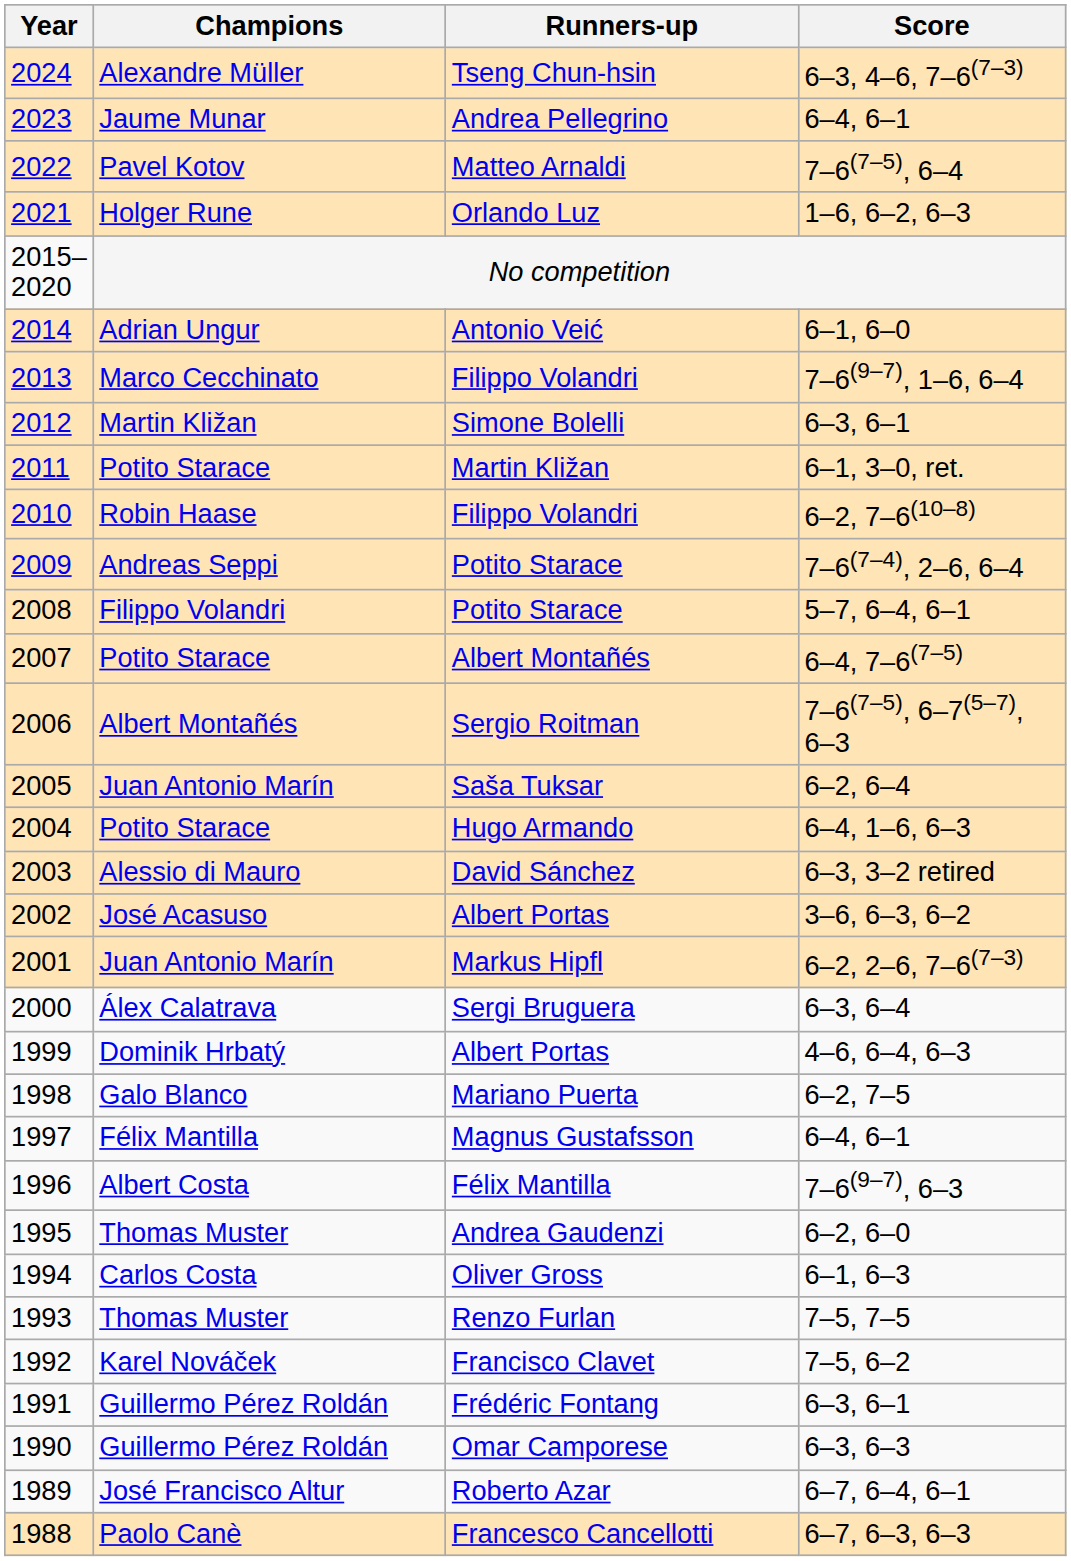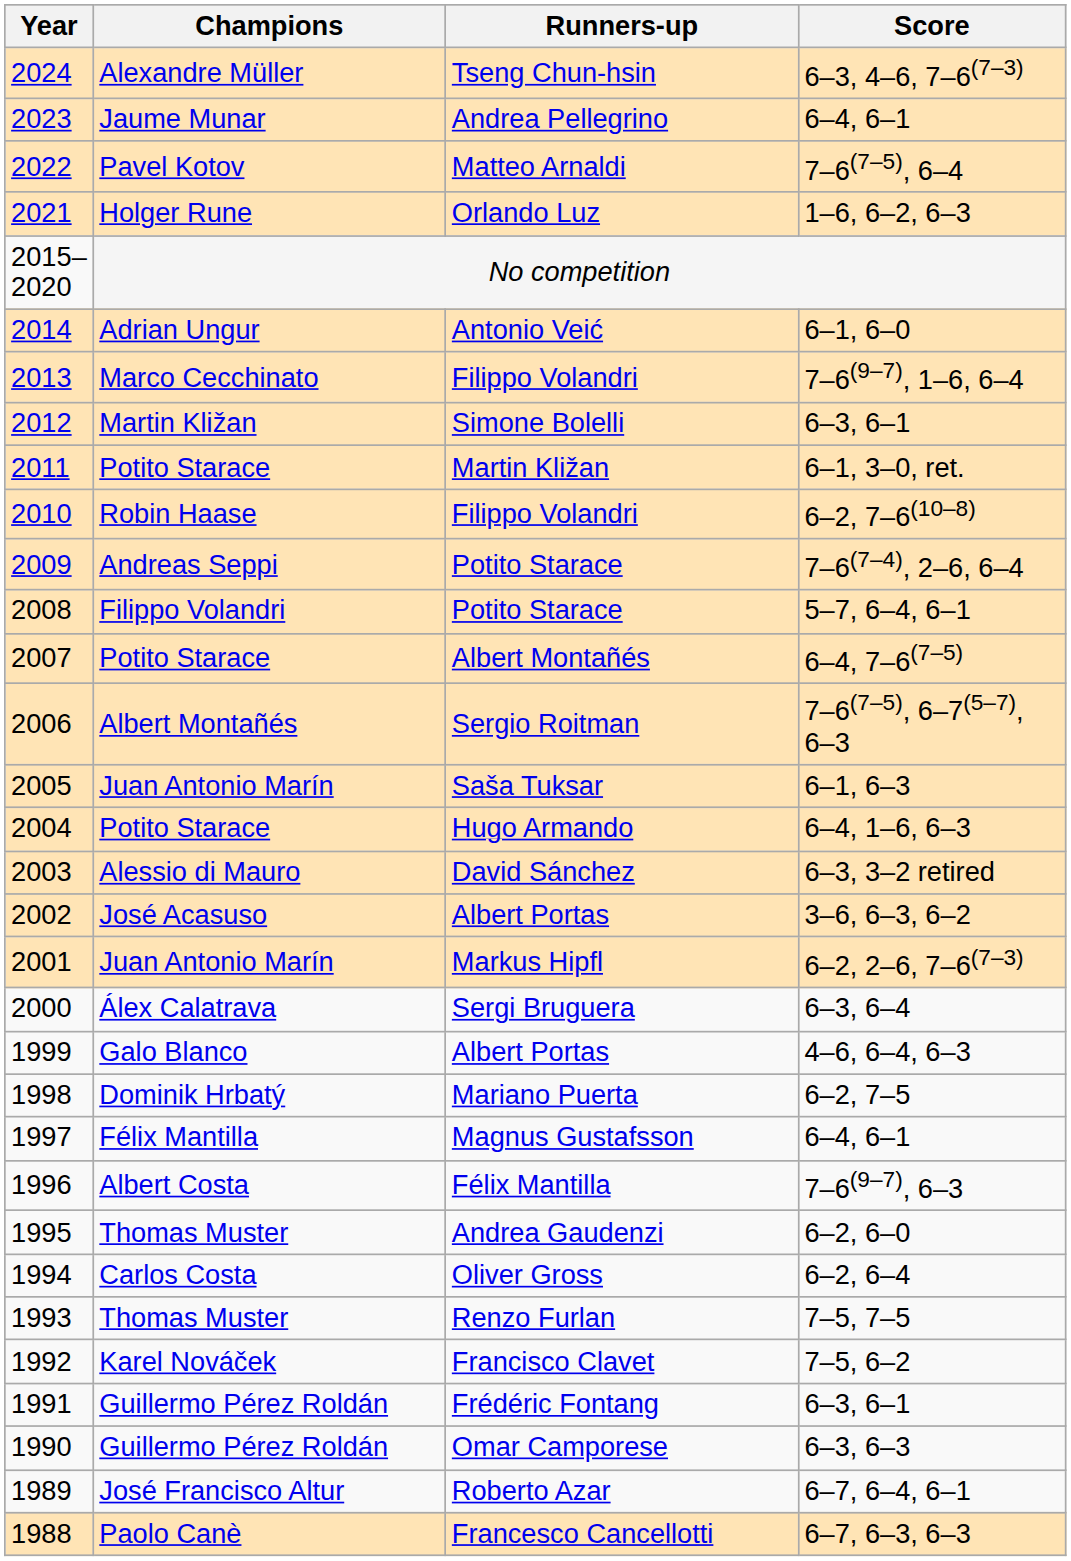(857, 785) 6–2, 6–4 -> (857, 785) 6–1, 6–3
(192, 1052) Dominik Hrbatý -> (173, 1052) Galo Blanco
(173, 1095) Galo Blanco -> (192, 1095) Dominik Hrbatý
(857, 1275) 6–1, 6–3 -> (857, 1275) 6–2, 6–4
